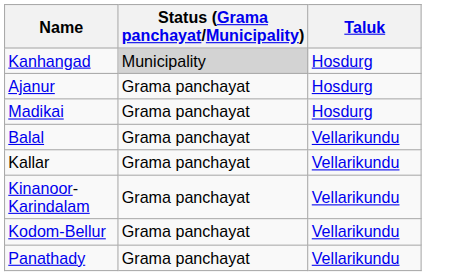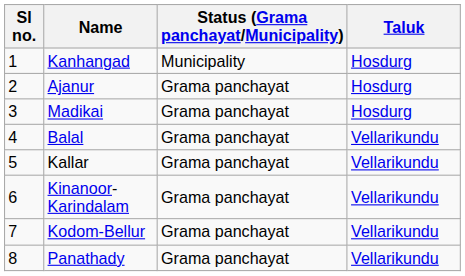+ column: (24, 26)
(164, 61) lightgrey background -> (203, 61) no background
